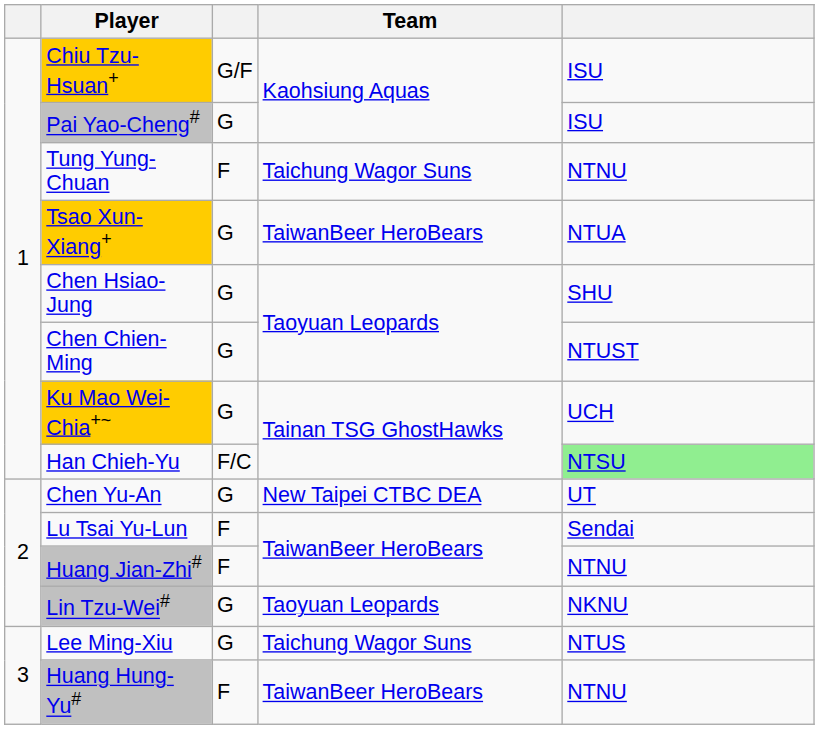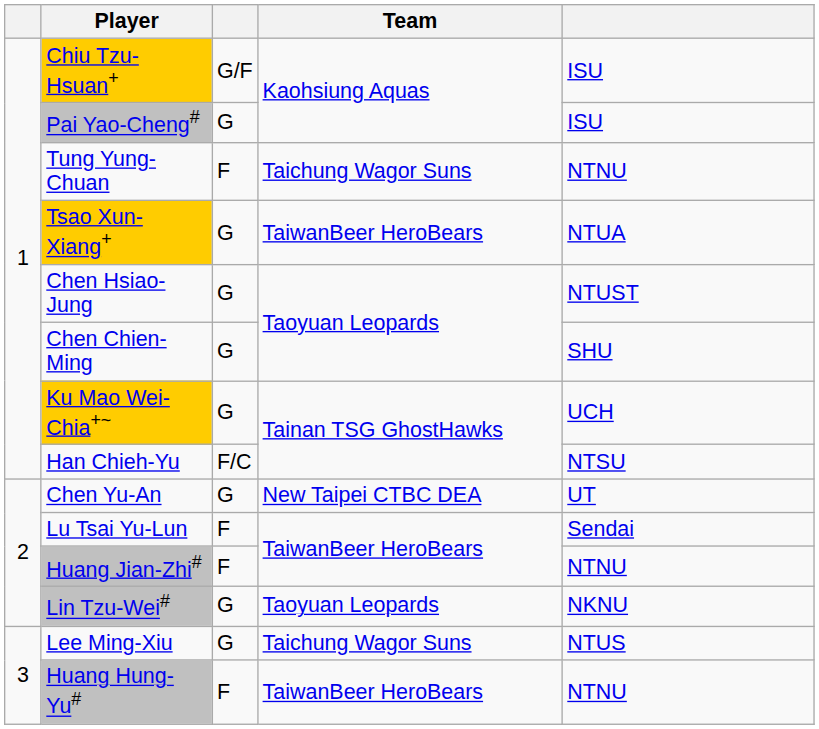(590, 293) SHU -> (603, 293) NTUST
(603, 351) NTUST -> (590, 351) SHU
(596, 461) lightgreen background -> (596, 461) no background
